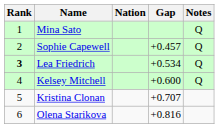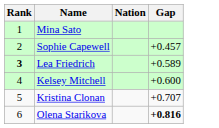- column: (198, 13)
(166, 64) +0.534 -> (166, 64) +0.589
(166, 115) normal -> (166, 115) bold
